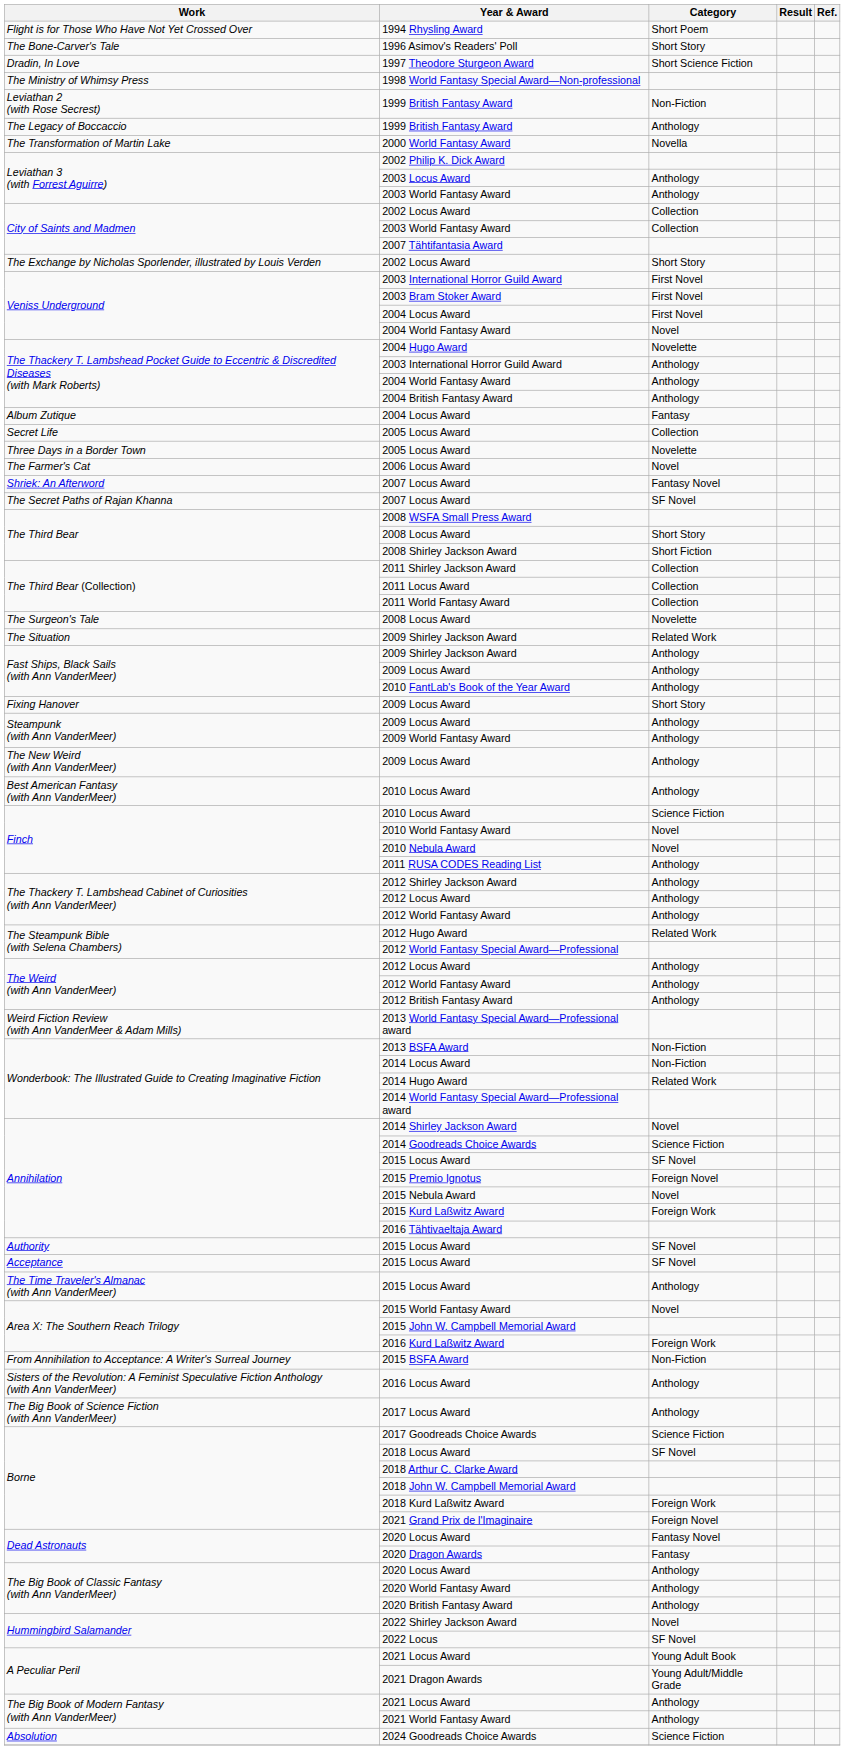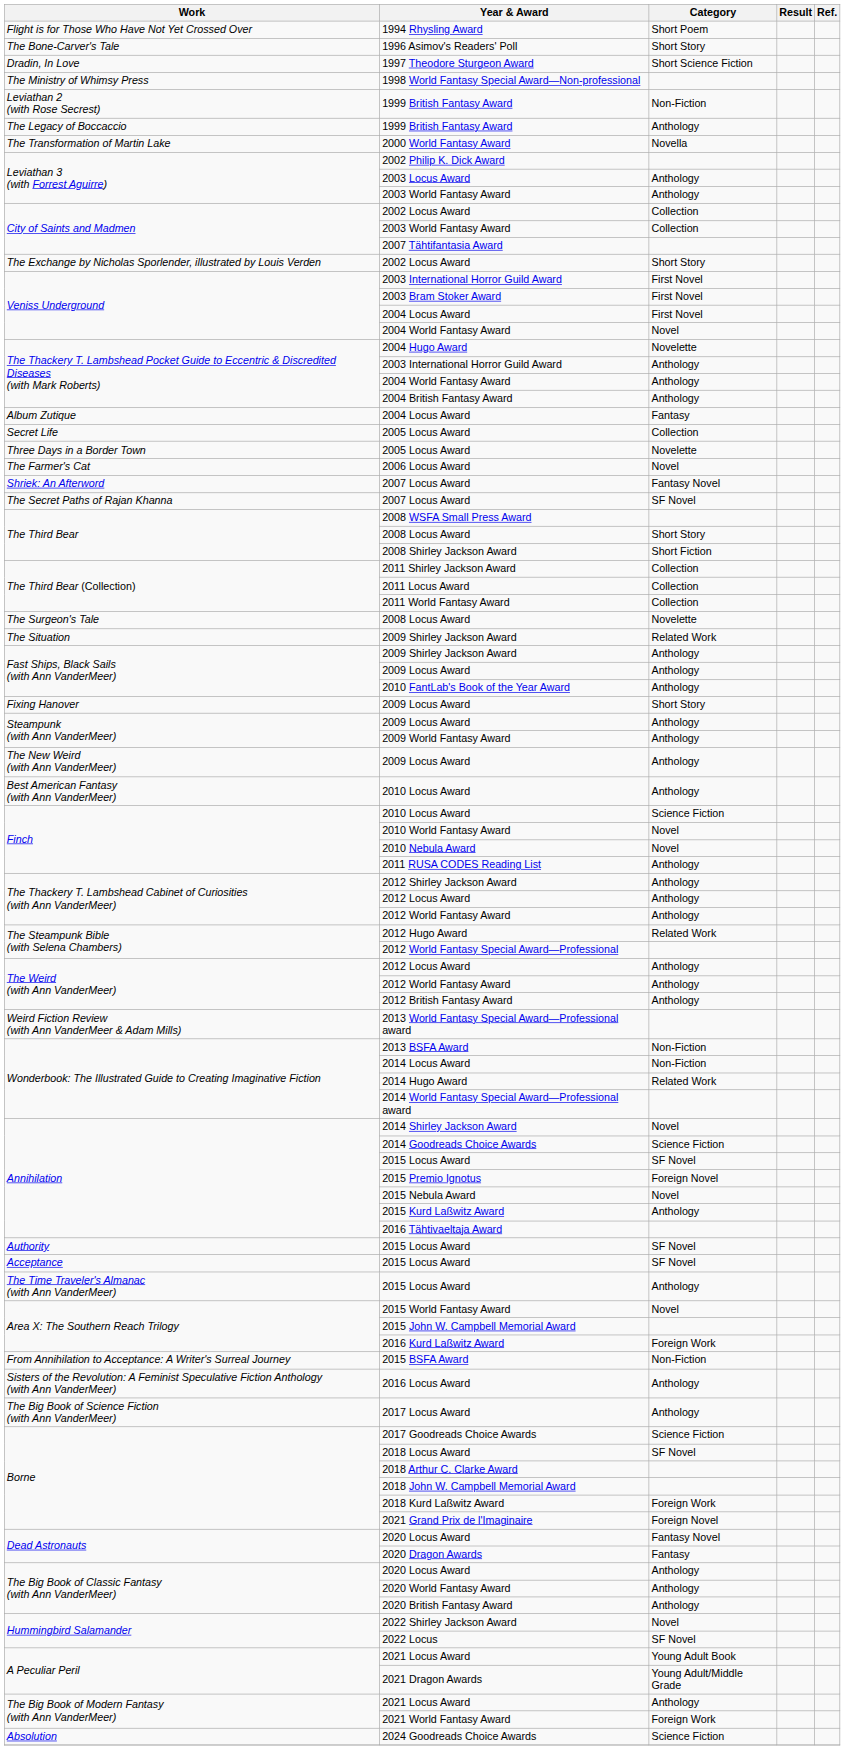(684, 1212) Foreign Work -> (675, 1212) Anthology
(675, 1719) Anthology -> (684, 1719) Foreign Work
